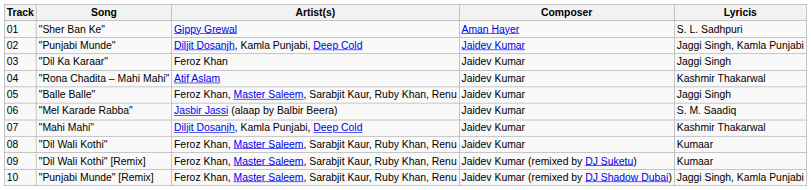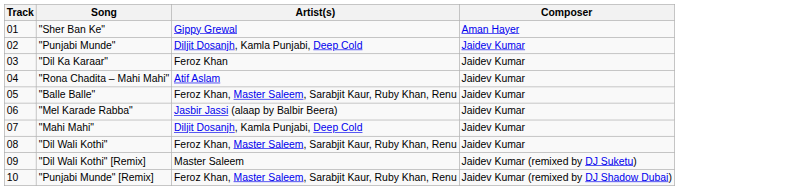- column: (740, 12)
(315, 161) Feroz Khan, Master Saleem, Sarabjit Kaur, Ruby Khan, Renu -> (209, 161) Master Saleem
